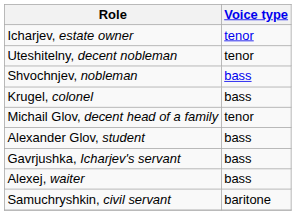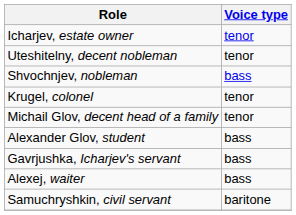(238, 96) bass -> (239, 96) tenor
